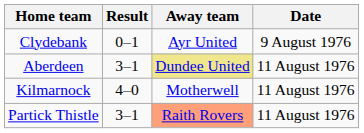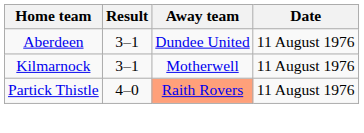- row: (53, 41)
(202, 66) khaki background -> (202, 41) no background
(127, 90) 4–0 -> (127, 66) 3–1
(127, 115) 3–1 -> (127, 90) 4–0
